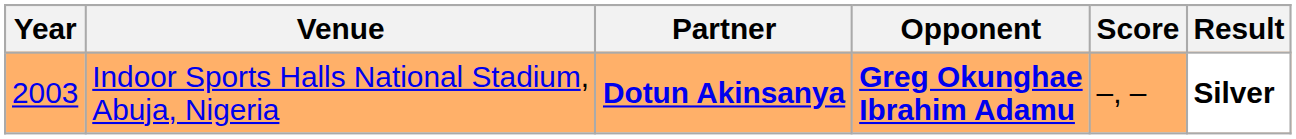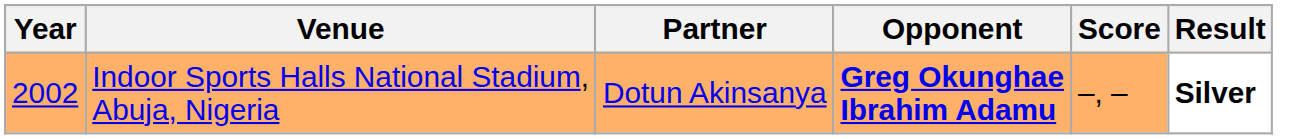(45, 93) 2003 -> (45, 93) 2002
(724, 93) bold -> (715, 93) normal
